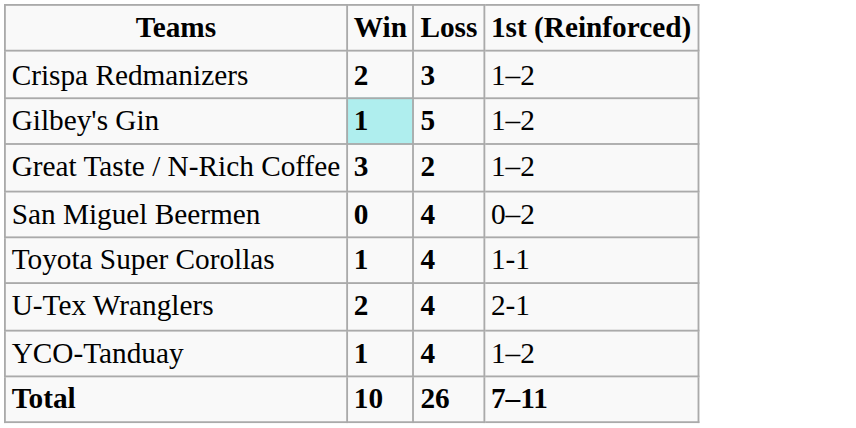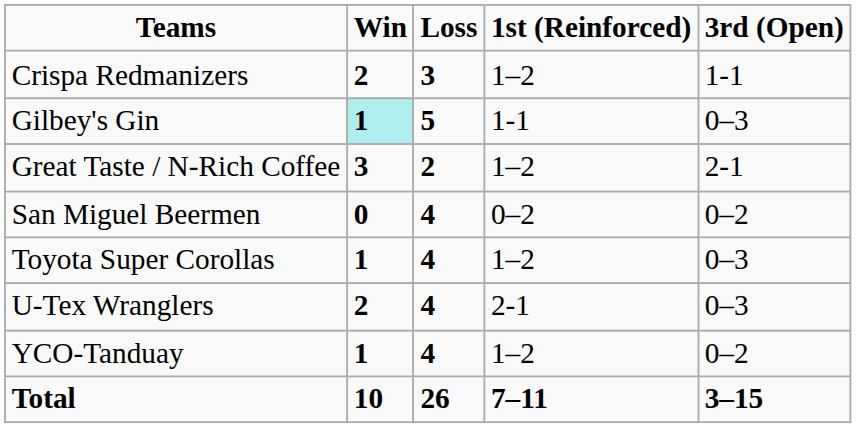+ column: (774, 27)
(513, 120) 1–2 -> (510, 120) 1-1
(510, 259) 1-1 -> (513, 259) 1–2
